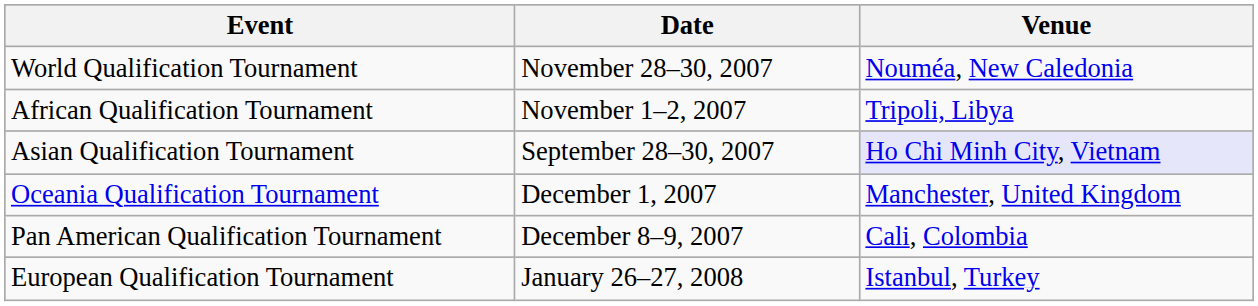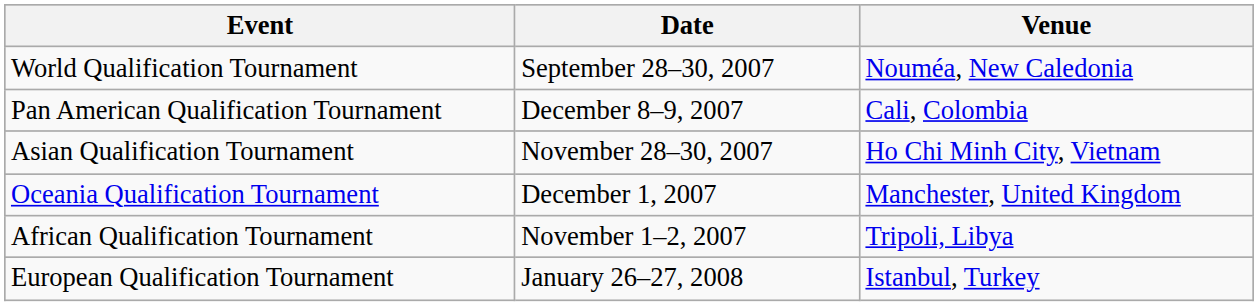(647, 67) November 28–30, 2007 -> (648, 67) September 28–30, 2007
rows swapped: (192, 109) <-> (226, 236)
(648, 151) September 28–30, 2007 -> (647, 151) November 28–30, 2007
(1013, 151) lavender background -> (1013, 151) no background
